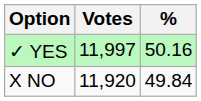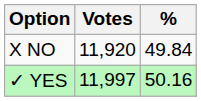rows swapped: (38, 50) <-> (32, 81)
